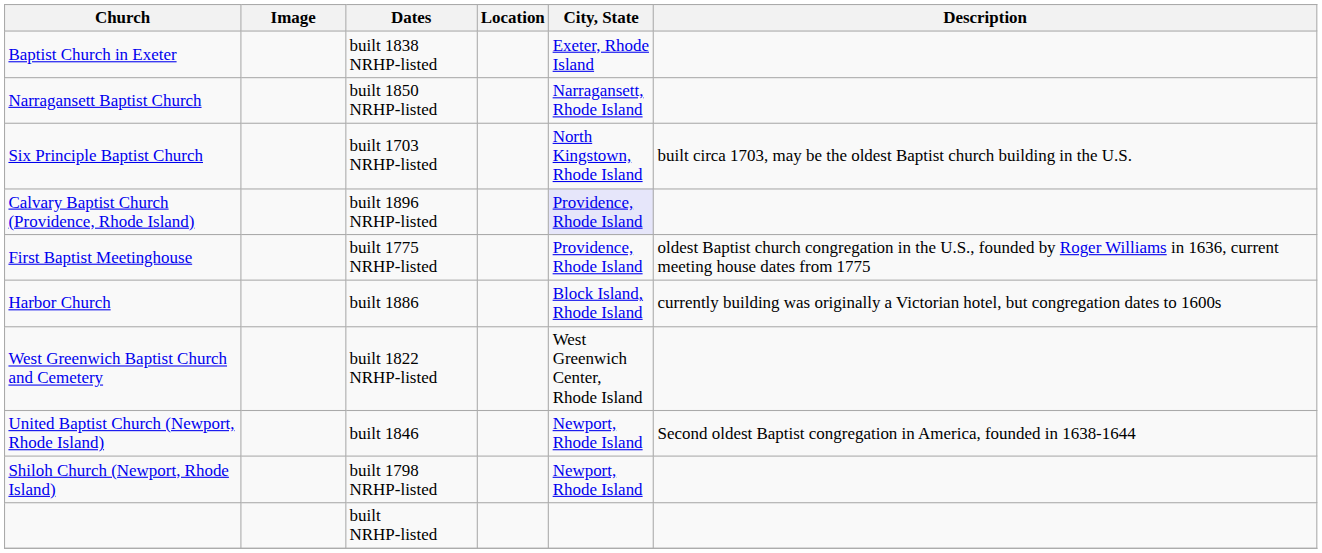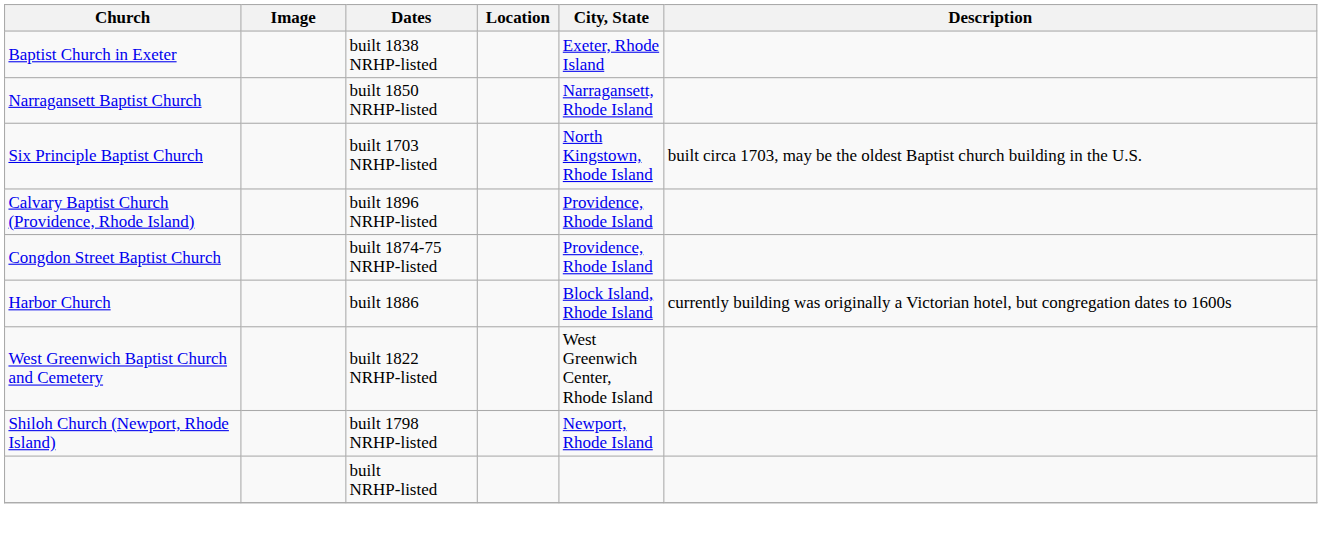(598, 211) lavender background -> (608, 211) no background
+ row: (115, 257)
- row: (100, 257)
- row: (121, 433)
